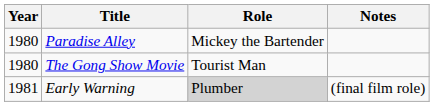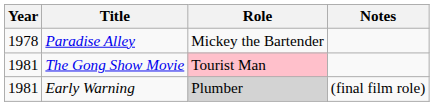(23, 40) 1980 -> (23, 40) 1978
(23, 64) 1980 -> (23, 64) 1981
(229, 64) no background -> (229, 64) pink background
